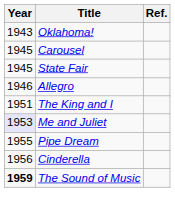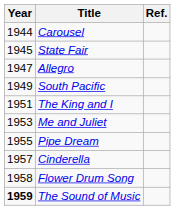- row: (66, 31)
(20, 50) 1945 -> (20, 31) 1944
(20, 86) 1946 -> (20, 68) 1947
+ row: (72, 86)
(20, 123) lavender background -> (20, 123) no background
(20, 159) 1956 -> (20, 159) 1957
+ row: (86, 178)
